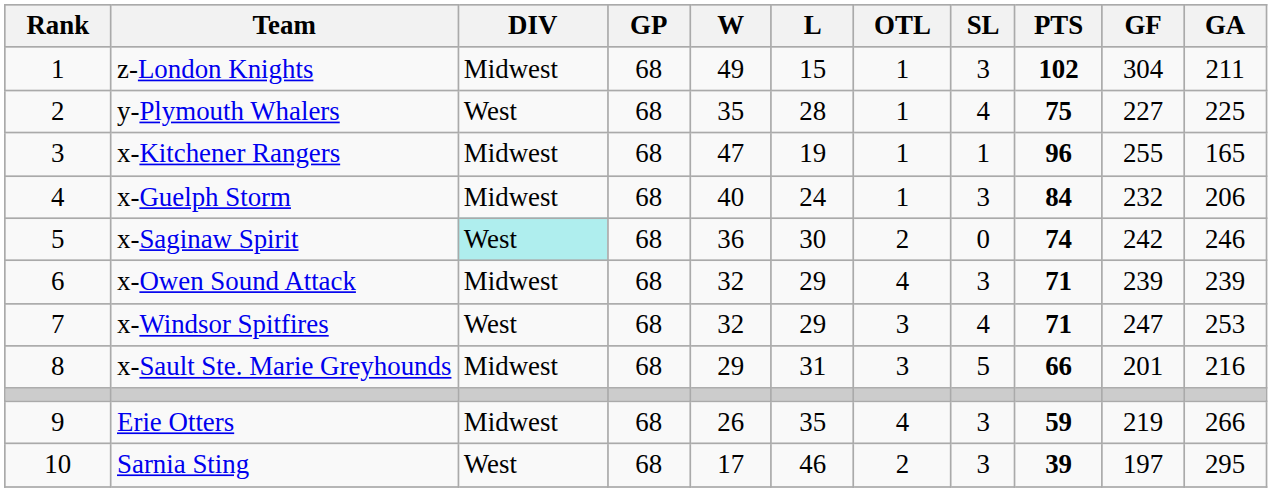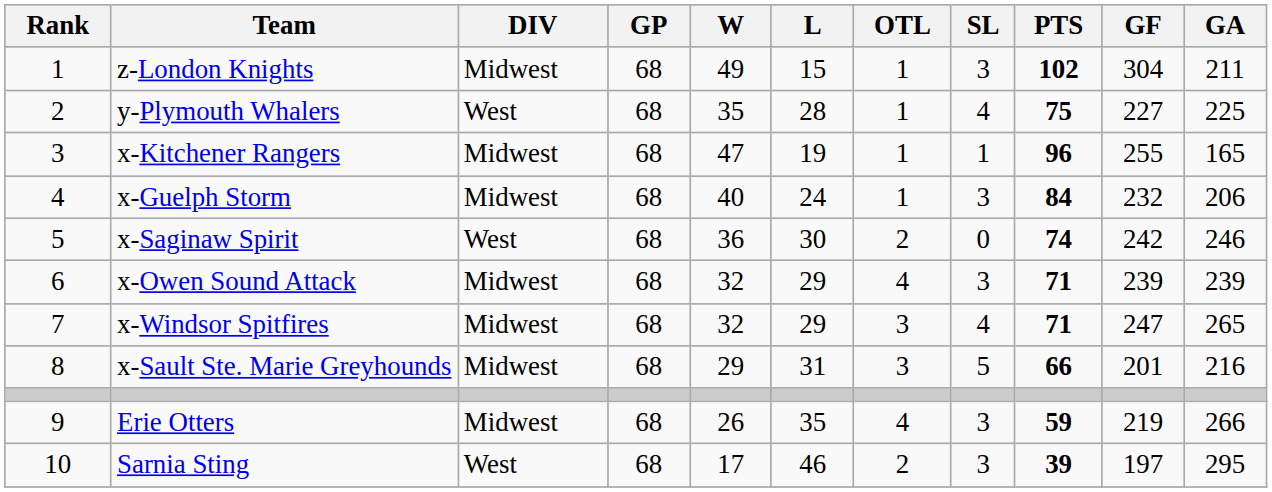(490, 238) paleturquoise background -> (490, 238) no background
(490, 324) West -> (511, 324) Midwest
(1225, 324) 253 -> (1225, 324) 265
